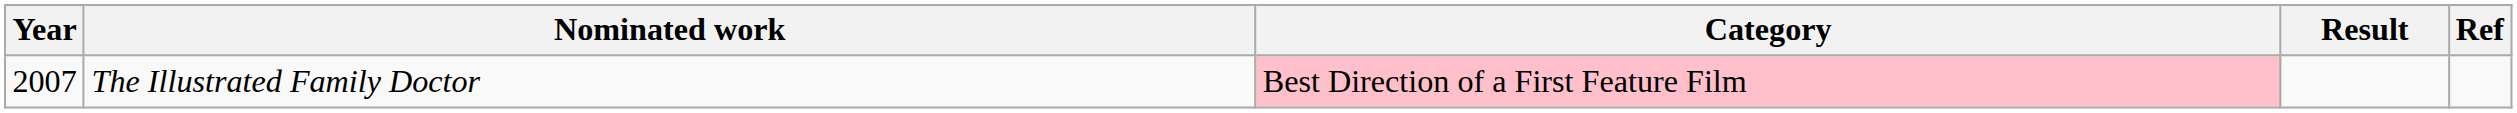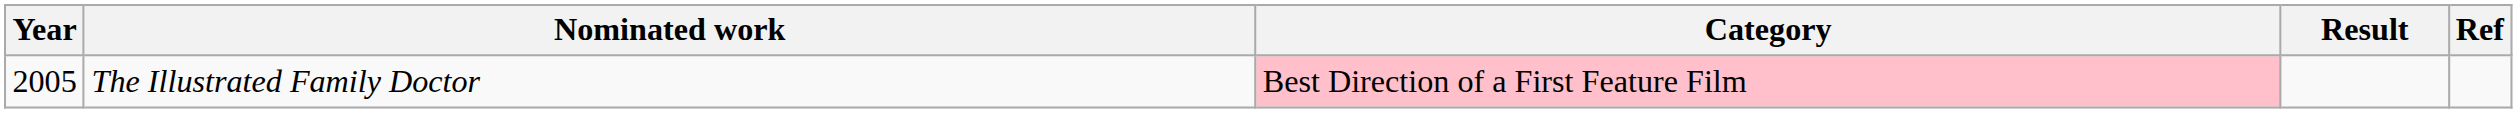(45, 81) 2007 -> (45, 81) 2005
